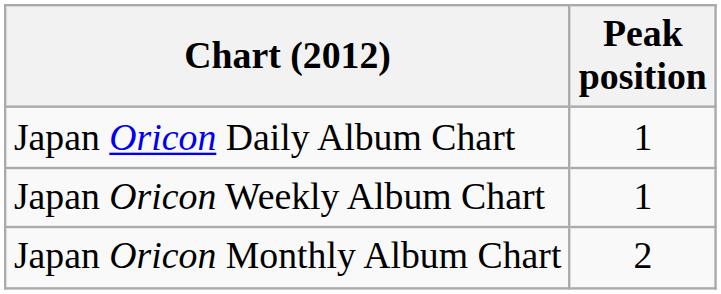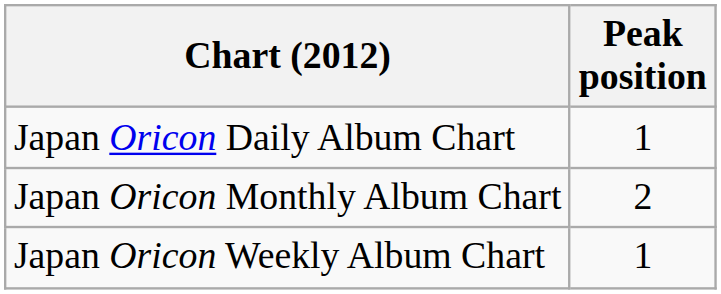rows swapped: (279, 196) <-> (288, 256)
